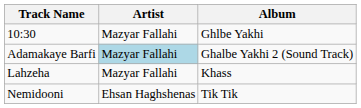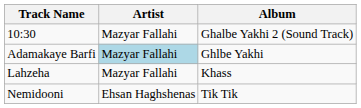(232, 34) Ghlbe Yakhi -> (277, 34) Ghalbe Yakhi 2 (Sound Track)
(277, 53) Ghalbe Yakhi 2 (Sound Track) -> (232, 53) Ghlbe Yakhi
